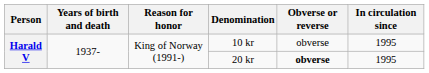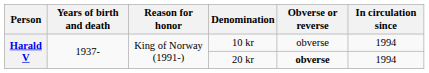(386, 43) 1995 -> (386, 43) 1994
(386, 60) 1995 -> (386, 60) 1994
